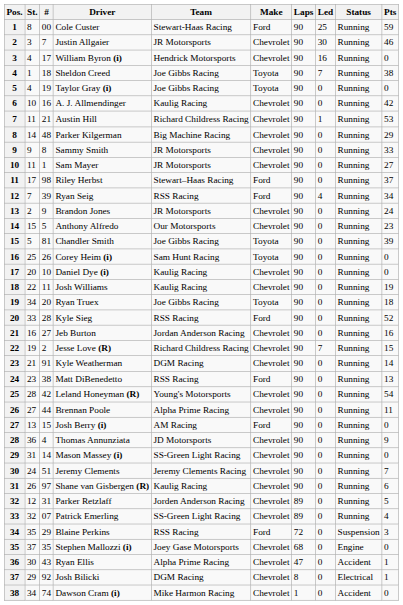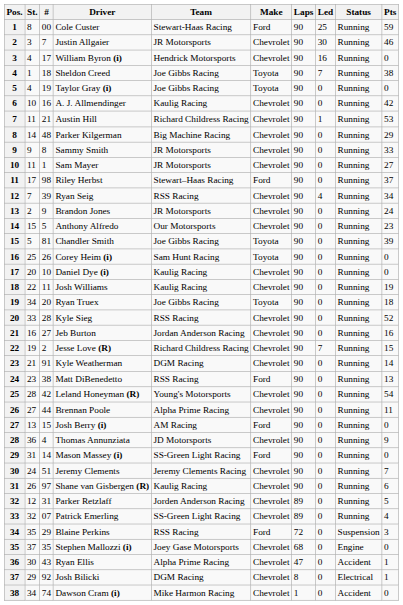(262, 195) Ford -> (271, 195) Chevrolet
(262, 318) Ford -> (271, 318) Chevrolet
(271, 455) Chevrolet -> (262, 455) Ford
